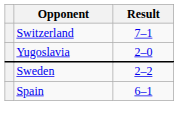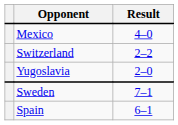+ row: (35, 33)
(143, 33) 7–1 -> (143, 52) 2–2
(143, 71) 2–2 -> (143, 91) 7–1
